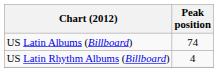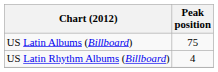(193, 42) 74 -> (193, 42) 75
